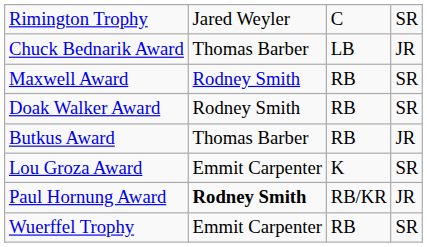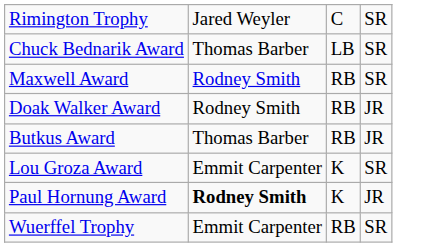(405, 49) JR -> (376, 49) SR
(407, 108) SR -> (374, 108) JR
(359, 197) RB/KR -> (337, 197) K
